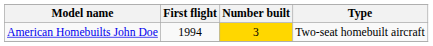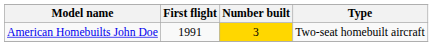(190, 32) 1994 -> (190, 32) 1991
